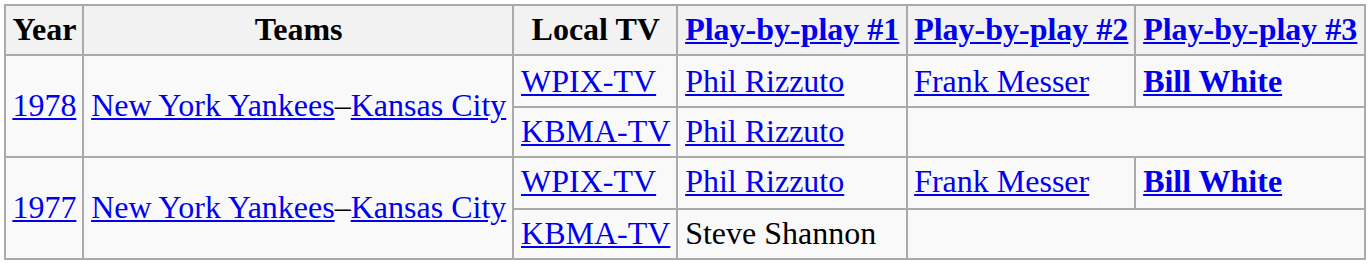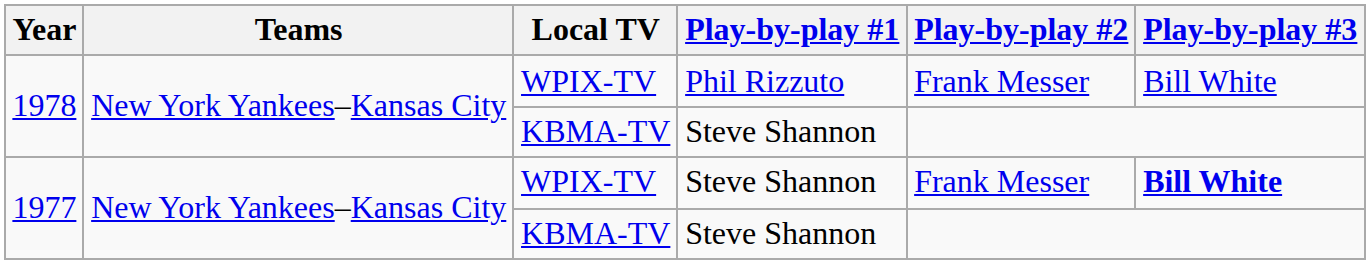(1213, 80) bold -> (1210, 80) normal
(765, 131) Phil Rizzuto -> (781, 131) Steve Shannon
(765, 182) Phil Rizzuto -> (781, 182) Steve Shannon
